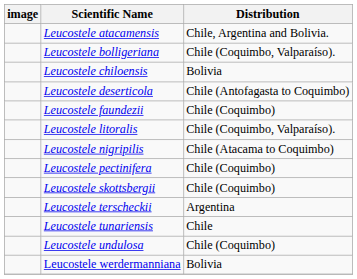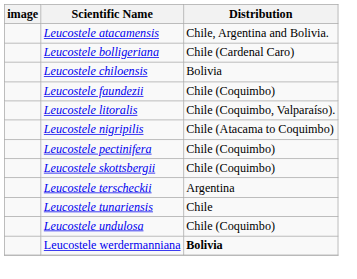(261, 52) Chile (Coquimbo, Valparaíso). -> (240, 52) Chile (Cardenal Caro)
- row: (98, 91)
(204, 264) normal -> (204, 245) bold
